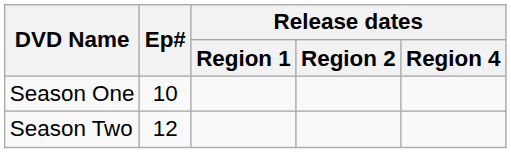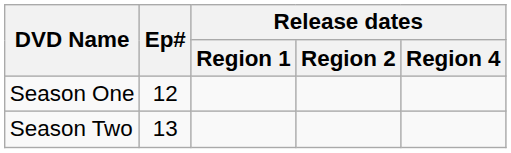(165, 93) 10 -> (165, 93) 12
(165, 128) 12 -> (165, 128) 13
